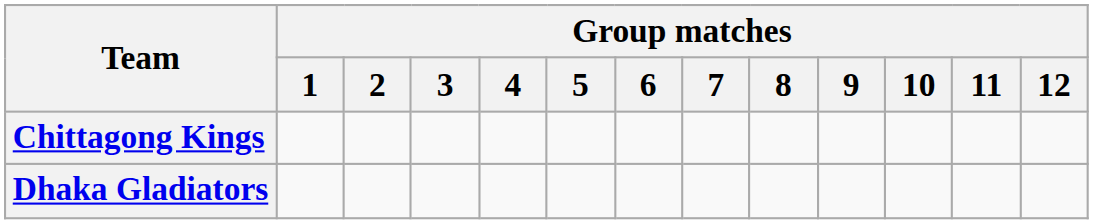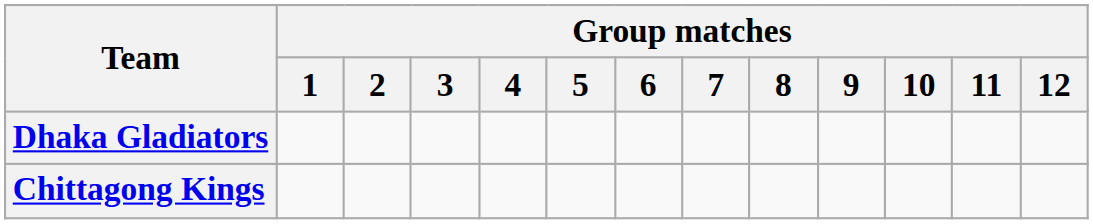rows swapped: (141, 190) <-> (139, 137)
